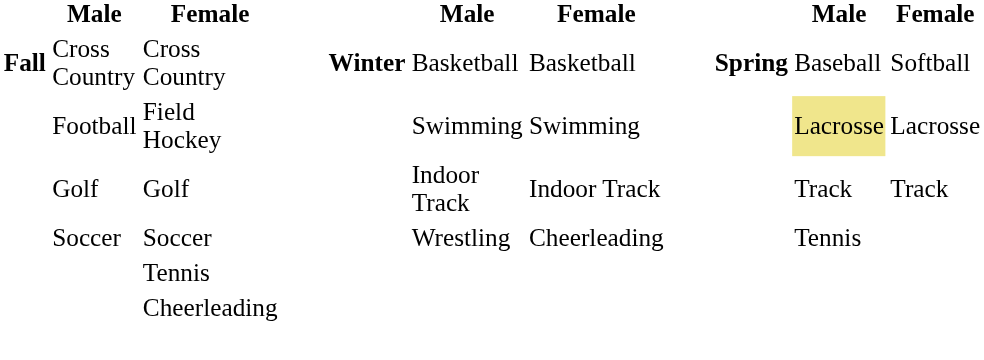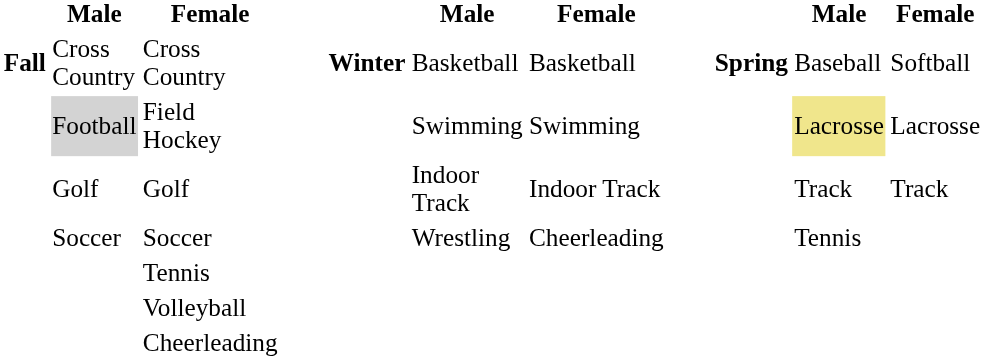(94, 125) no background -> (94, 125) lightgrey background
+ row: (195, 307)
